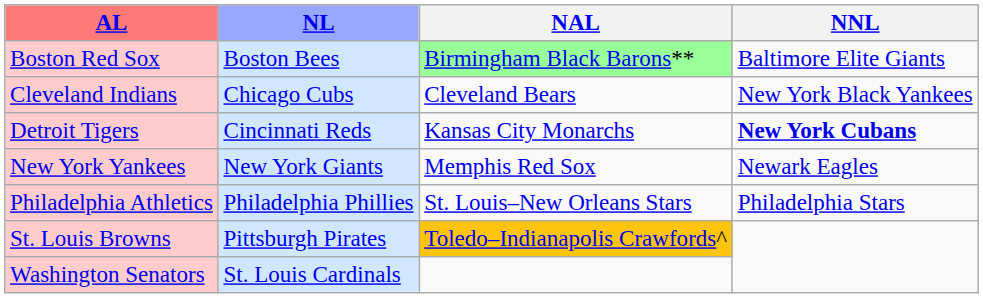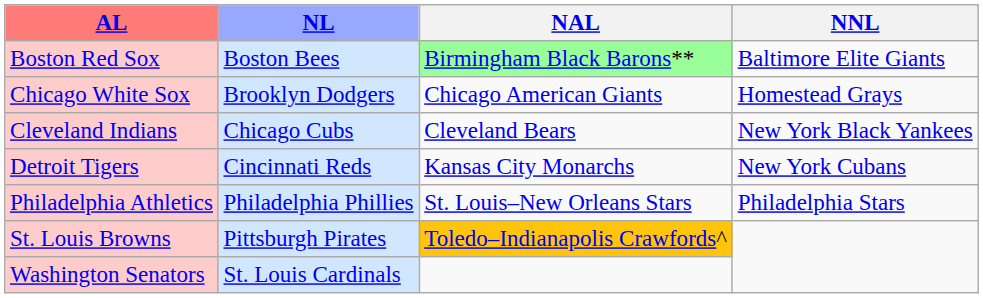+ row: (100, 94)
(827, 130) bold -> (822, 166) normal
- row: (98, 166)
